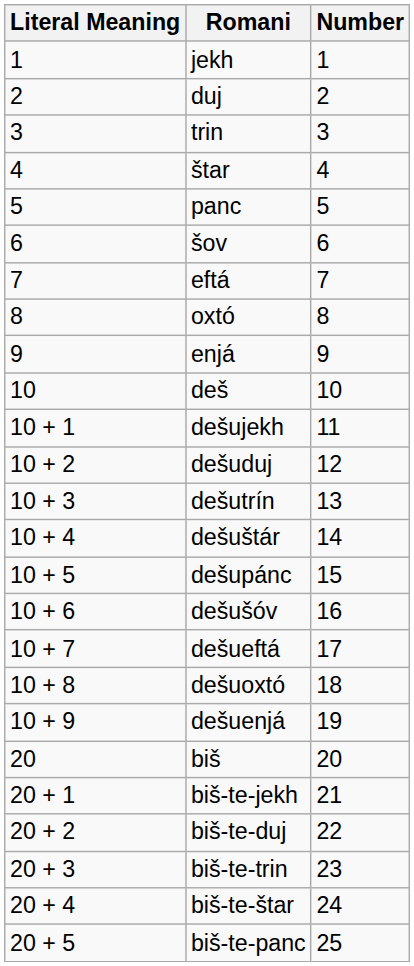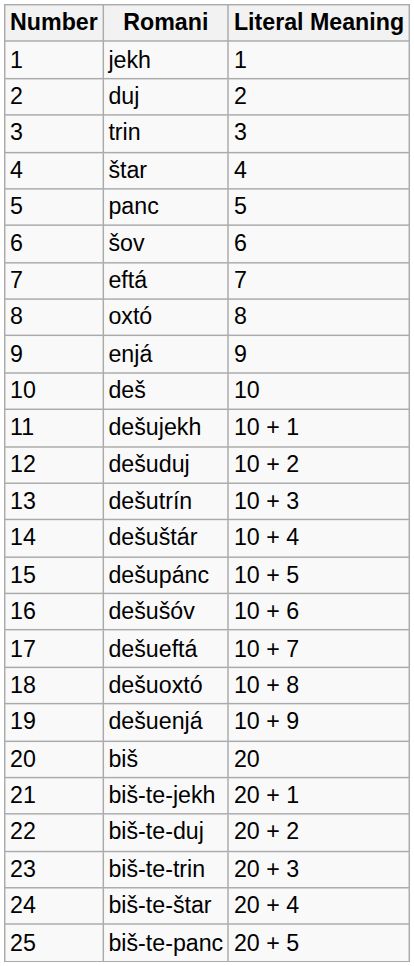columns swapped: (360, 22) <-> (95, 22)
